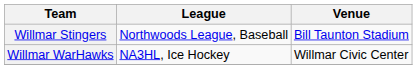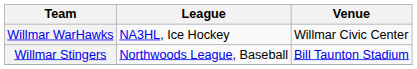rows swapped: (60, 34) <-> (60, 54)
